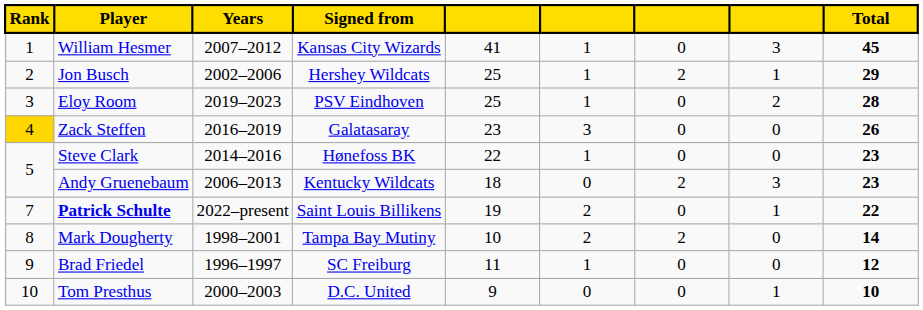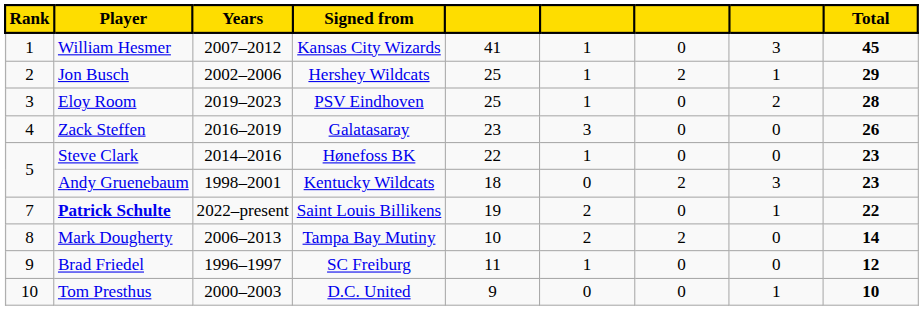(30, 128) gold background -> (30, 128) no background
(243, 183) 2006–2013 -> (243, 183) 1998–2001
(243, 237) 1998–2001 -> (243, 237) 2006–2013
